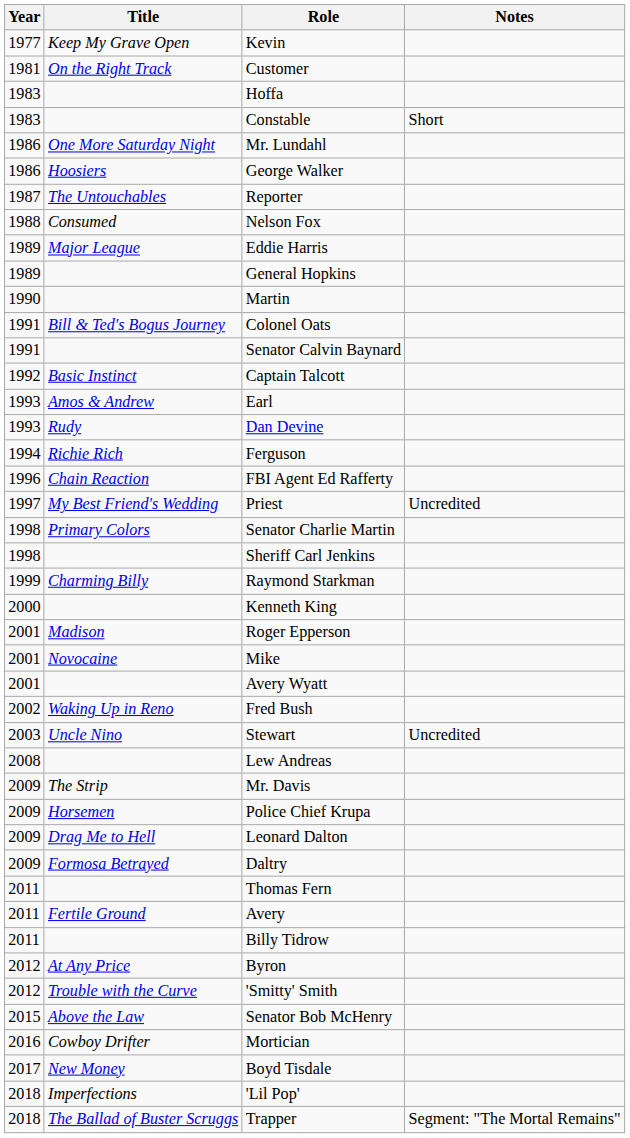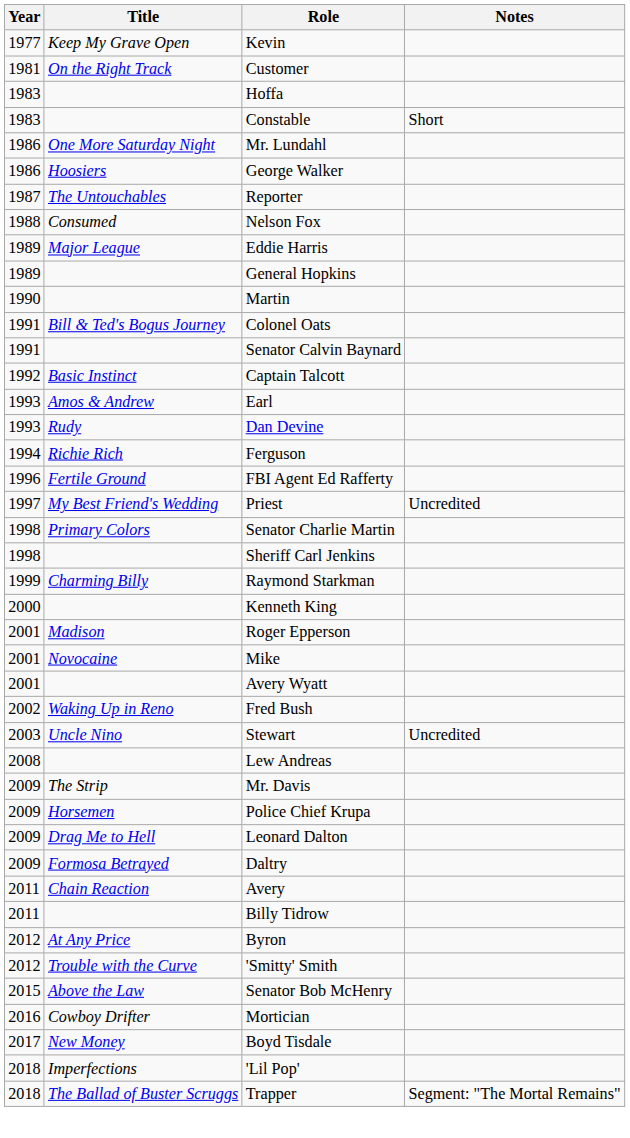(98, 478) Chain Reaction -> (97, 478) Fertile Ground
- row: (289, 888)
(97, 914) Fertile Ground -> (98, 888) Chain Reaction
